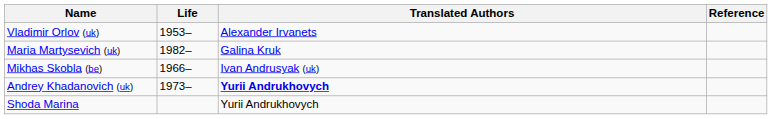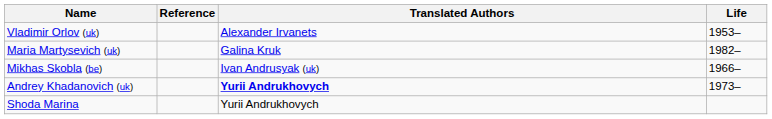columns swapped: (187, 13) <-> (737, 13)
